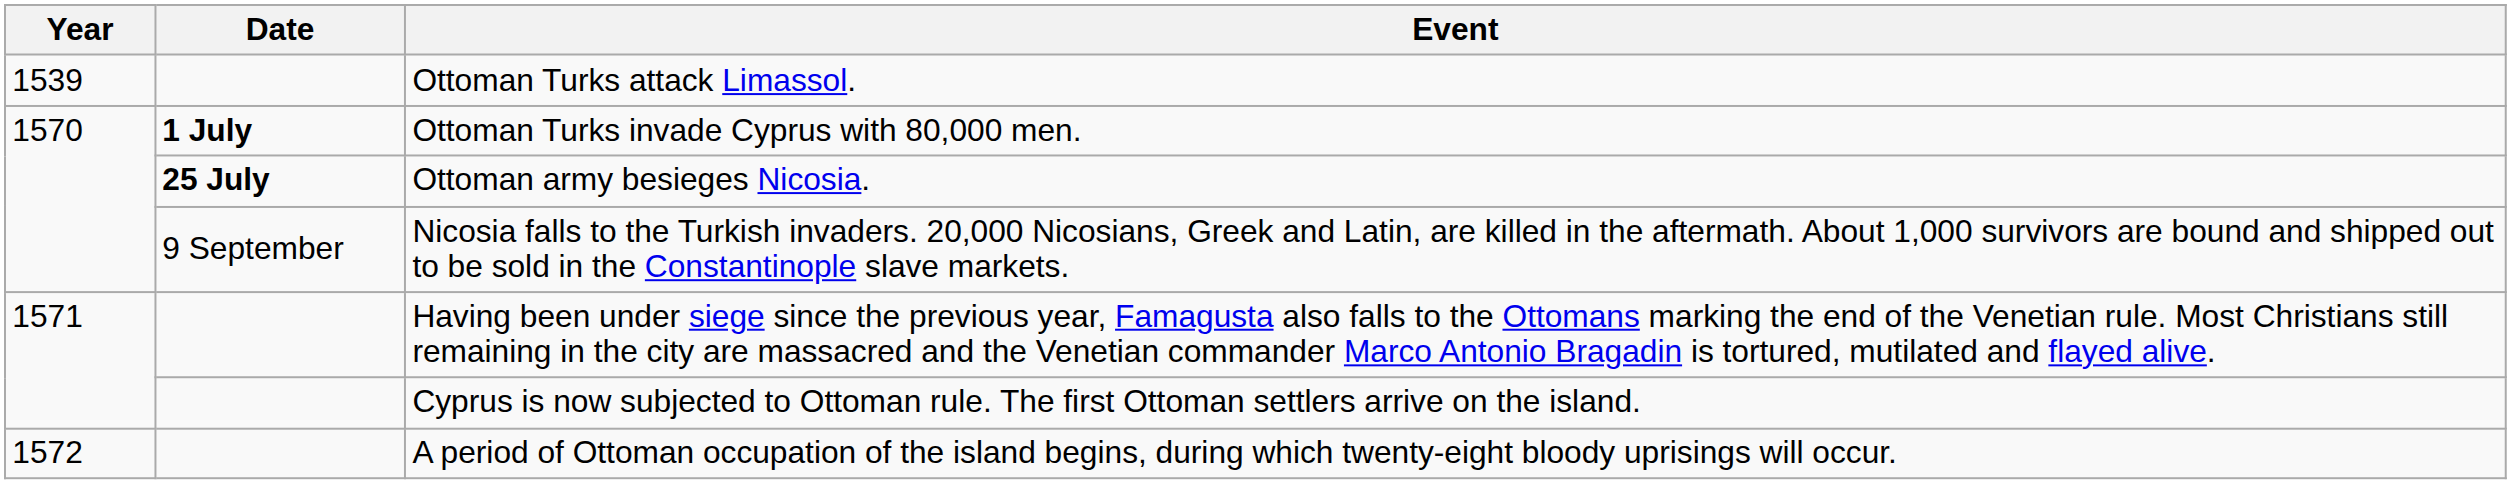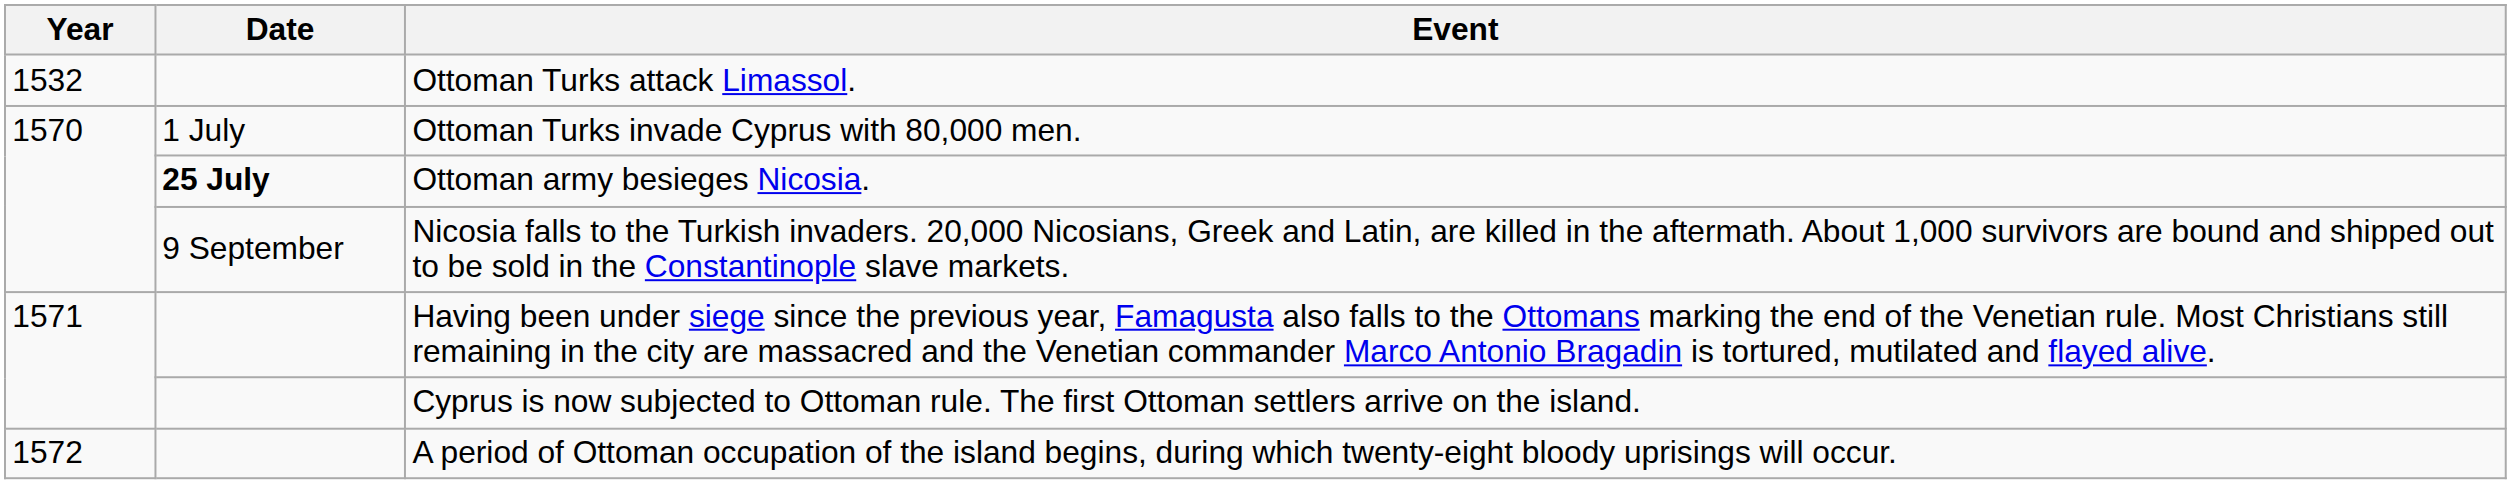(48, 79) 1539 -> (48, 79) 1532
(207, 130) bold -> (204, 130) normal
